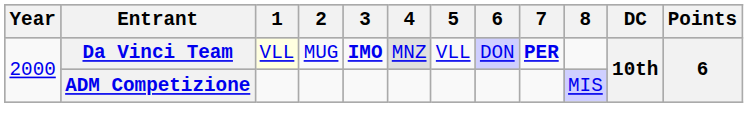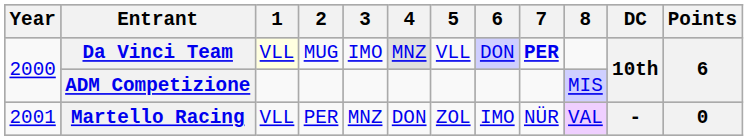(365, 53) bold -> (365, 53) normal
+ row: (158, 118)
